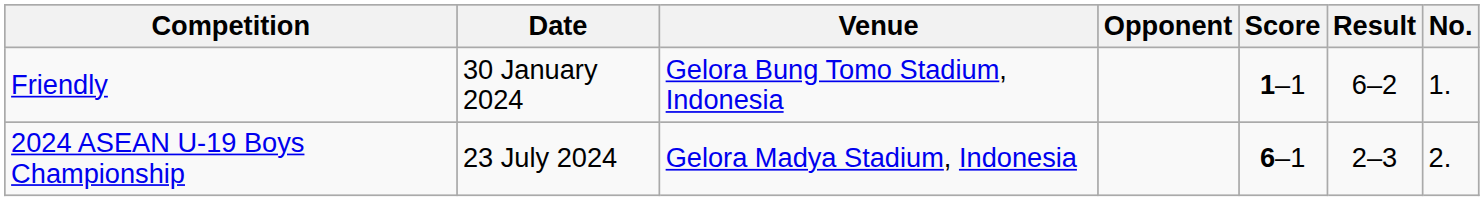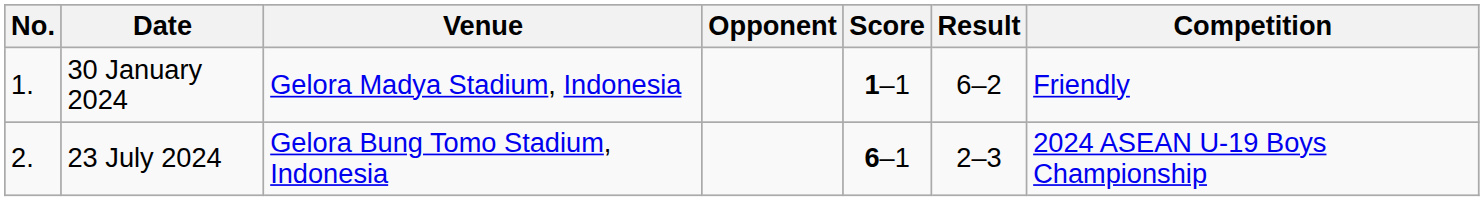columns swapped: (1451, 26) <-> (231, 26)
(836, 84) Gelora Bung Tomo Stadium, Indonesia -> (476, 84) Gelora Madya Stadium, Indonesia
(871, 158) Gelora Madya Stadium, Indonesia -> (441, 158) Gelora Bung Tomo Stadium, Indonesia
